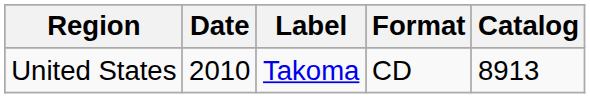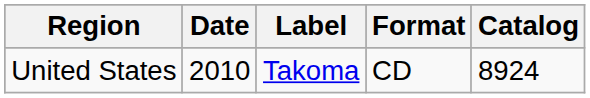(509, 69) 8913 -> (509, 69) 8924
